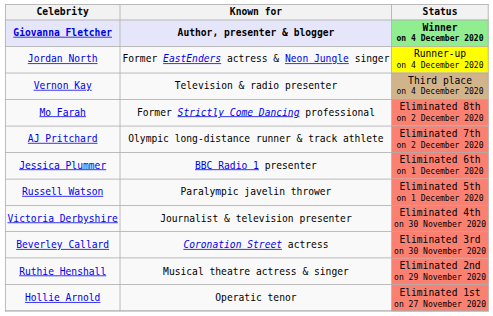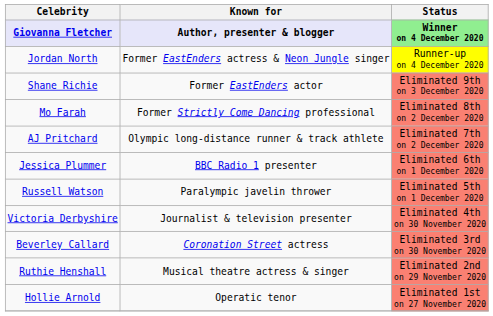- row: (63, 86)
+ row: (63, 86)
